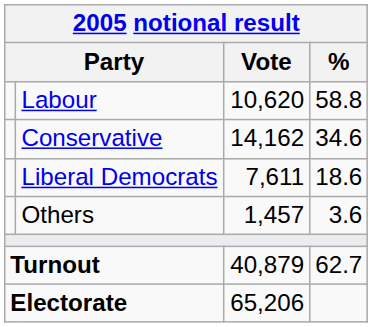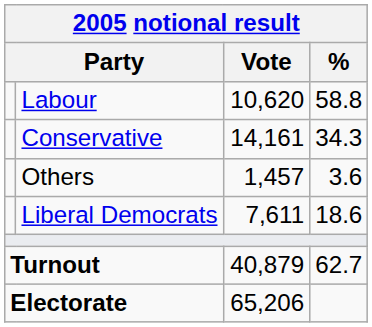(267, 138) 14,162 -> (267, 138) 14,161
(339, 138) 34.6 -> (339, 138) 34.3
rows swapped: (119, 176) <-> (58, 215)
